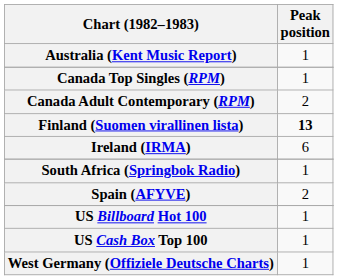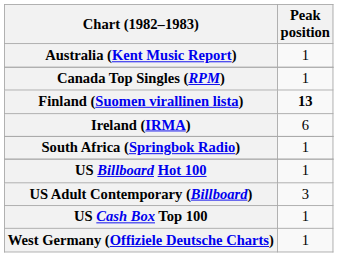- row: (141, 101)
- row: (141, 194)
+ row: (141, 194)
